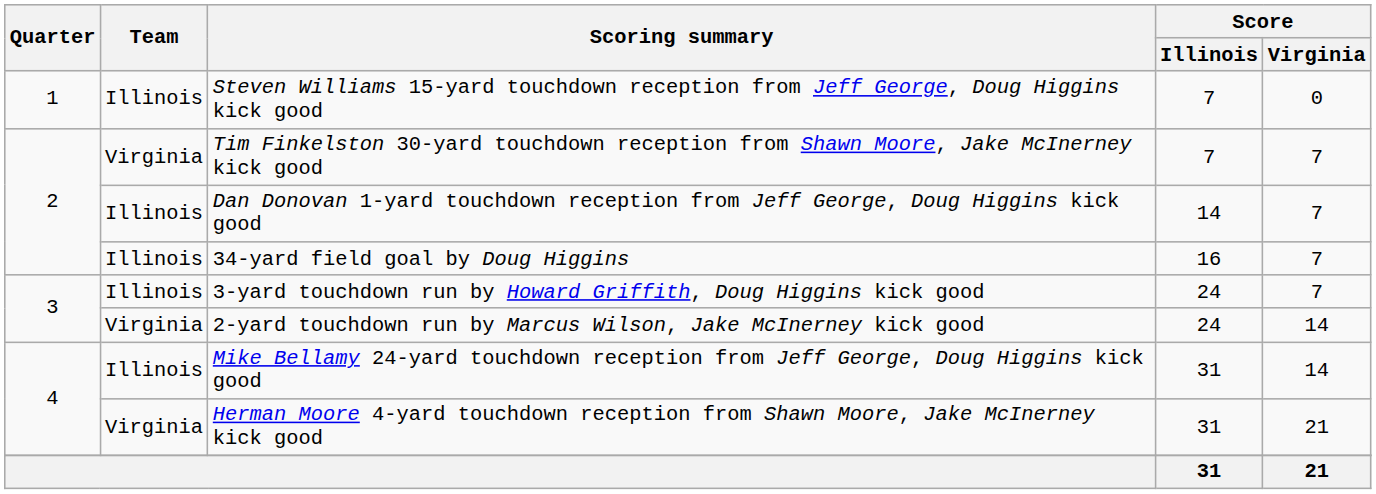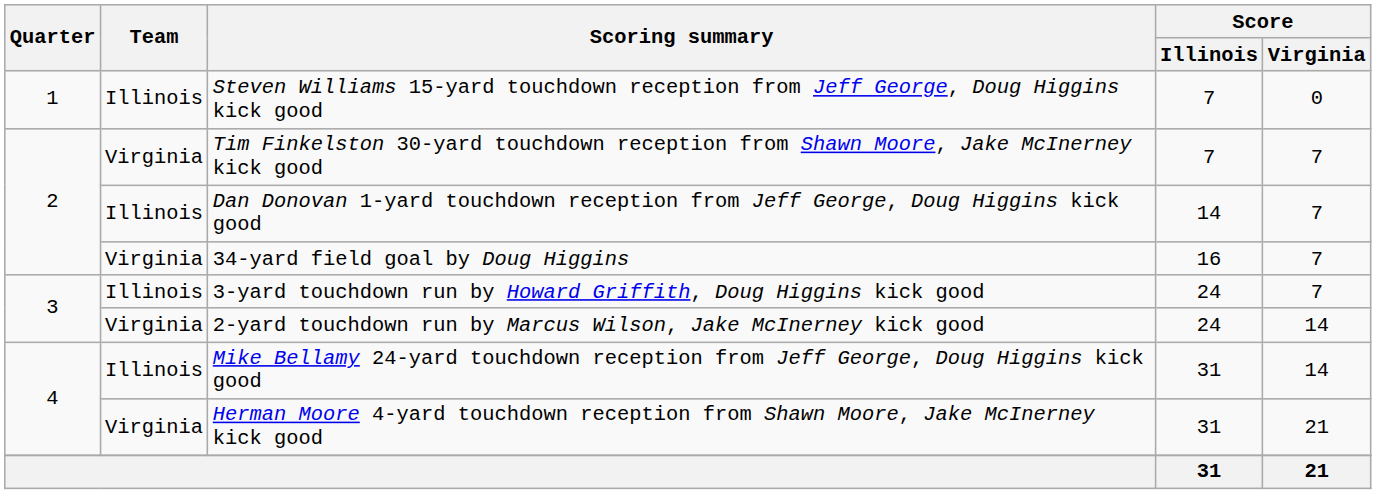(154, 258) Illinois -> (154, 258) Virginia
